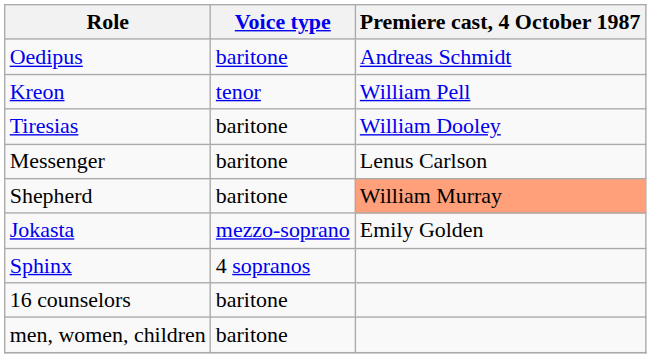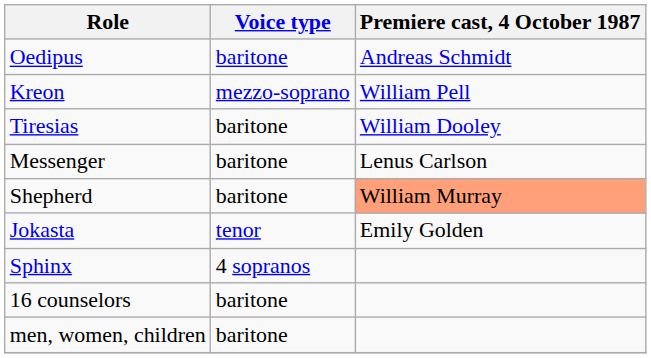(238, 91) tenor -> (283, 91) mezzo-soprano
(283, 230) mezzo-soprano -> (238, 230) tenor
